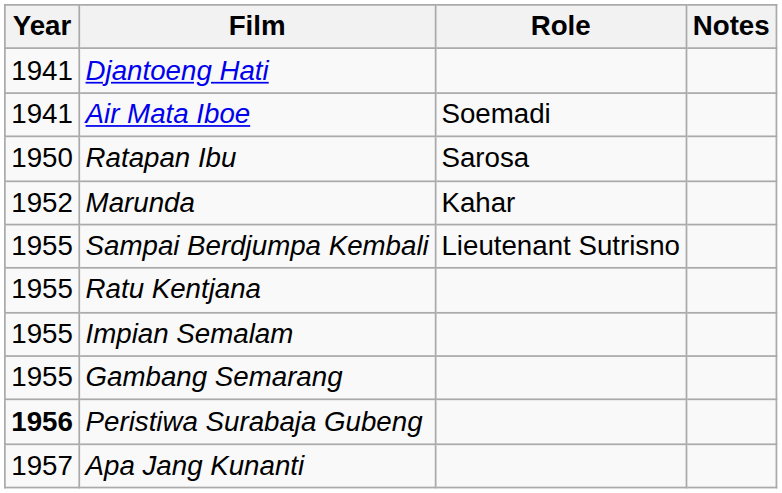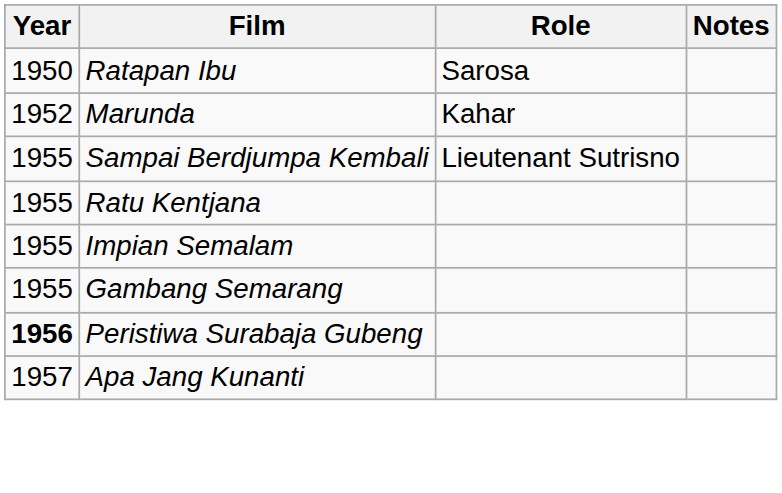- row: (177, 70)
- row: (168, 114)
